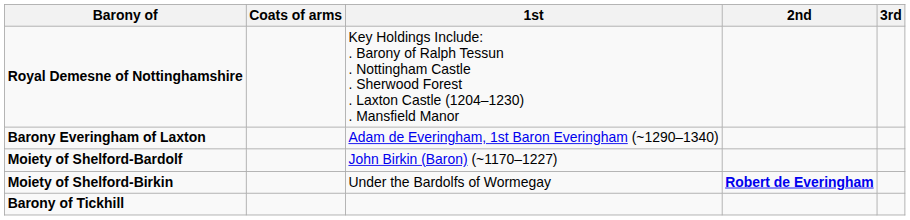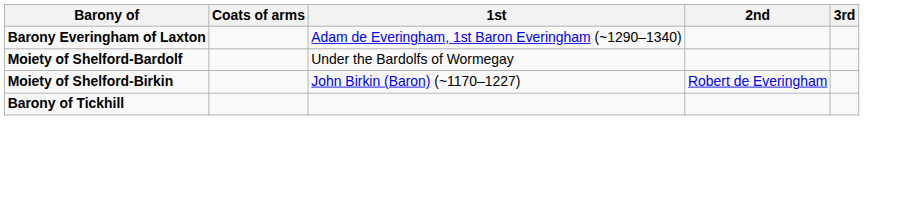- row: (125, 76)
(453, 160) John Birkin (Baron) (~1170–1227) -> (413, 59) Under the Bardolfs of Wormegay
(450, 182) Under the Bardolfs of Wormegay -> (416, 81) John Birkin (Baron) (~1170–1227)
(799, 182) bold -> (758, 81) normal
